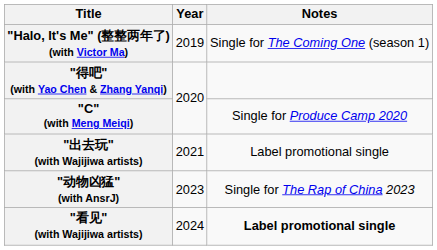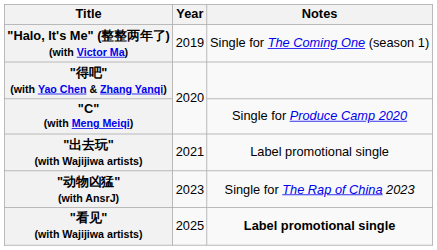(190, 226) 2024 -> (190, 226) 2025
